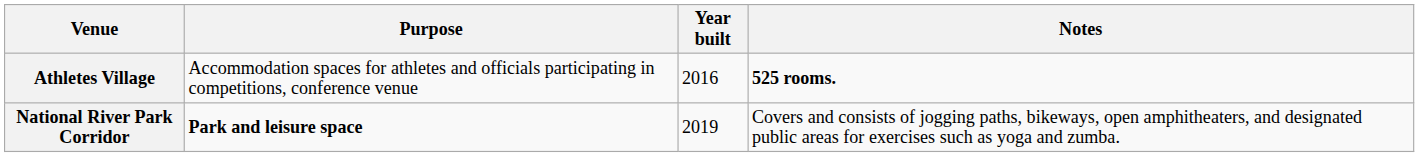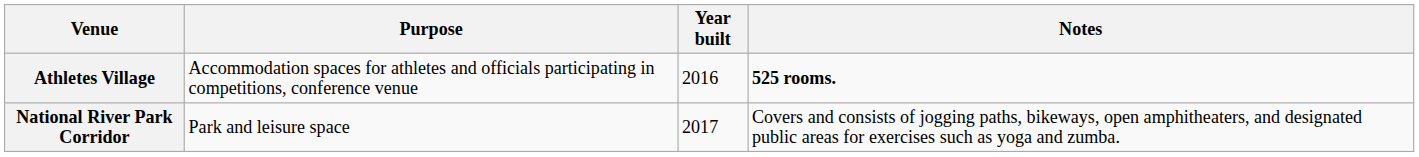(276, 127) bold -> (269, 127) normal
(700, 127) 2019 -> (700, 127) 2017
